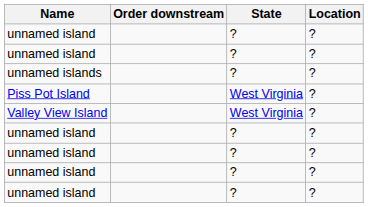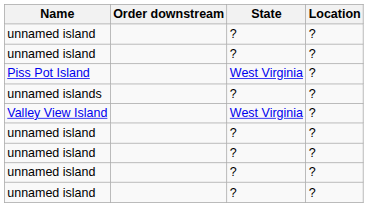rows swapped: (54, 73) <-> (49, 93)
